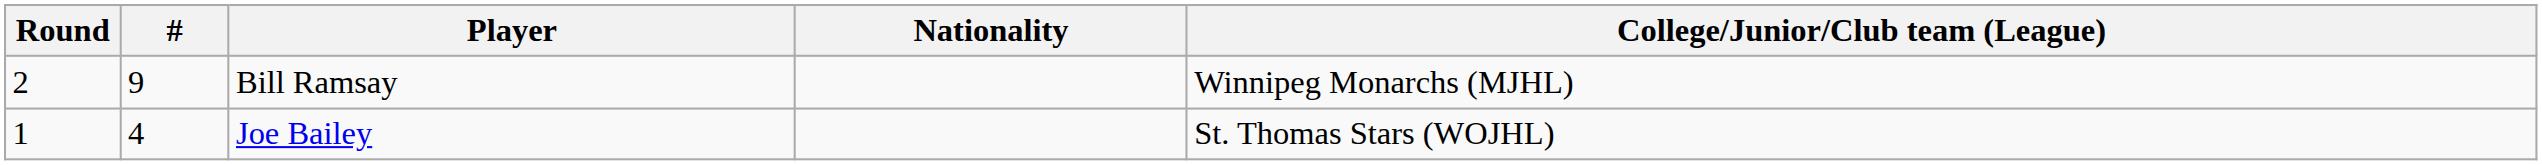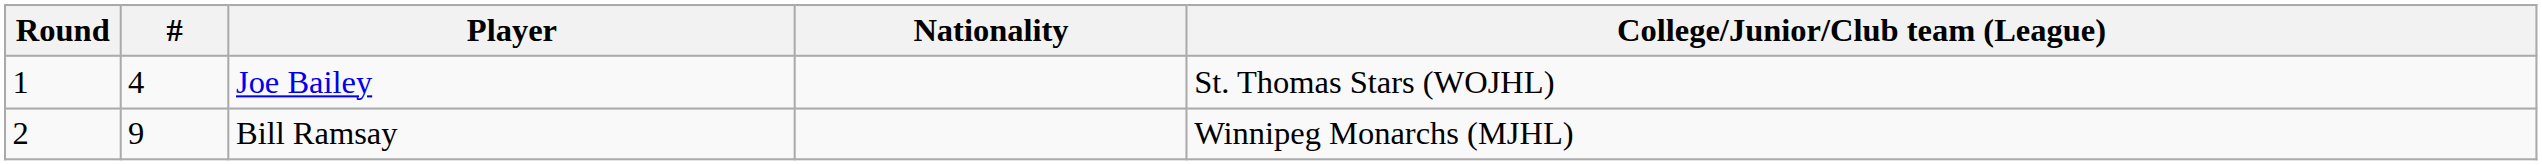rows swapped: (304, 133) <-> (317, 81)
